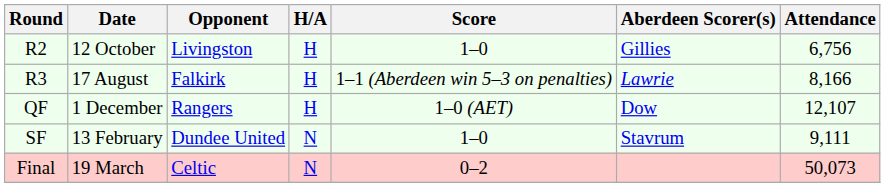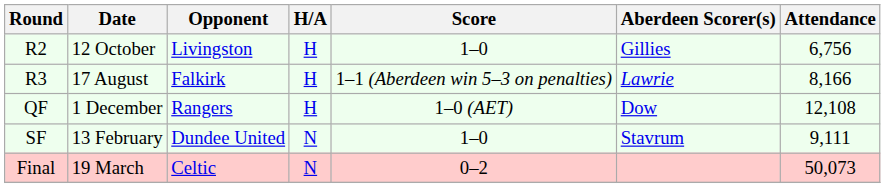(830, 108) 12,107 -> (830, 108) 12,108
